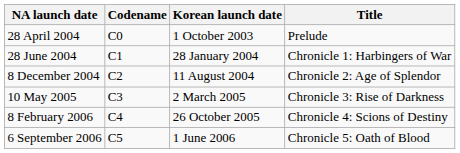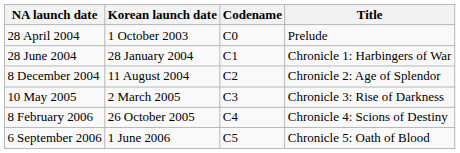columns swapped: (227, 14) <-> (137, 14)
